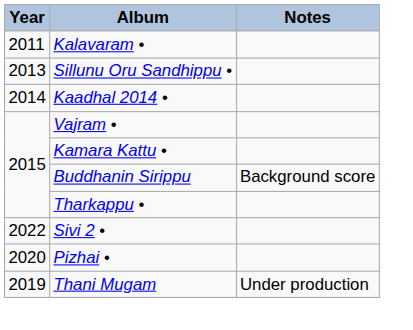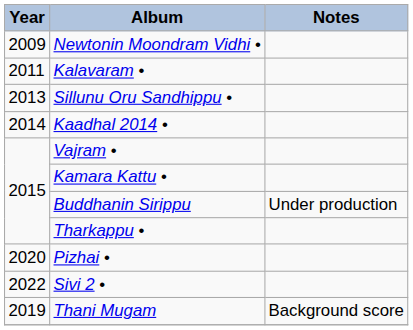+ row: (157, 44)
(308, 177) Background score -> (333, 204) Under production
rows swapped: (82, 257) <-> (79, 230)
(304, 284) Under production -> (336, 310) Background score
